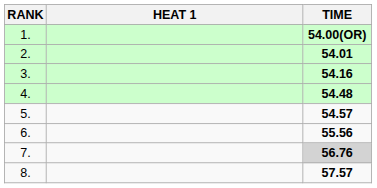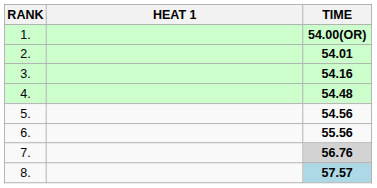(337, 114) 54.57 -> (337, 114) 54.56
(337, 173) no background -> (337, 173) lightblue background
